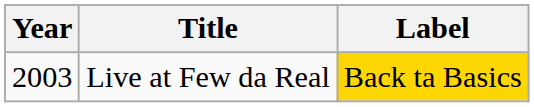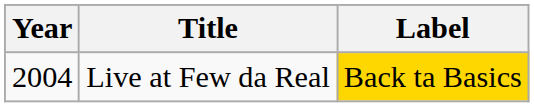(42, 76) 2003 -> (42, 76) 2004
